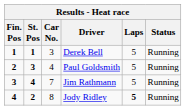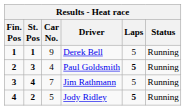(51, 53) 3 -> (51, 53) 9
(134, 67) normal -> (134, 67) bold
(51, 97) 8 -> (51, 97) 5
